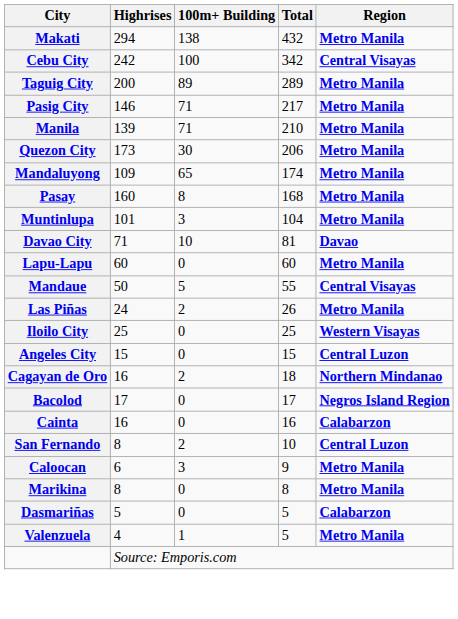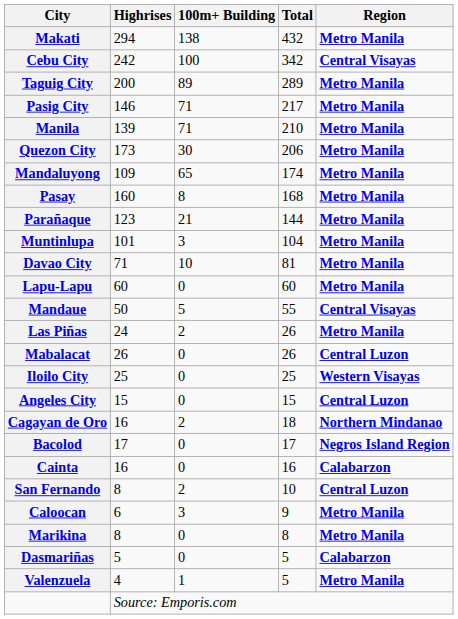+ row: (57, 219)
(339, 241) Davao -> (362, 264) Metro Manila
+ row: (57, 354)
